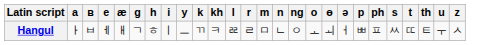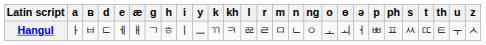+ column: (106, 13)
